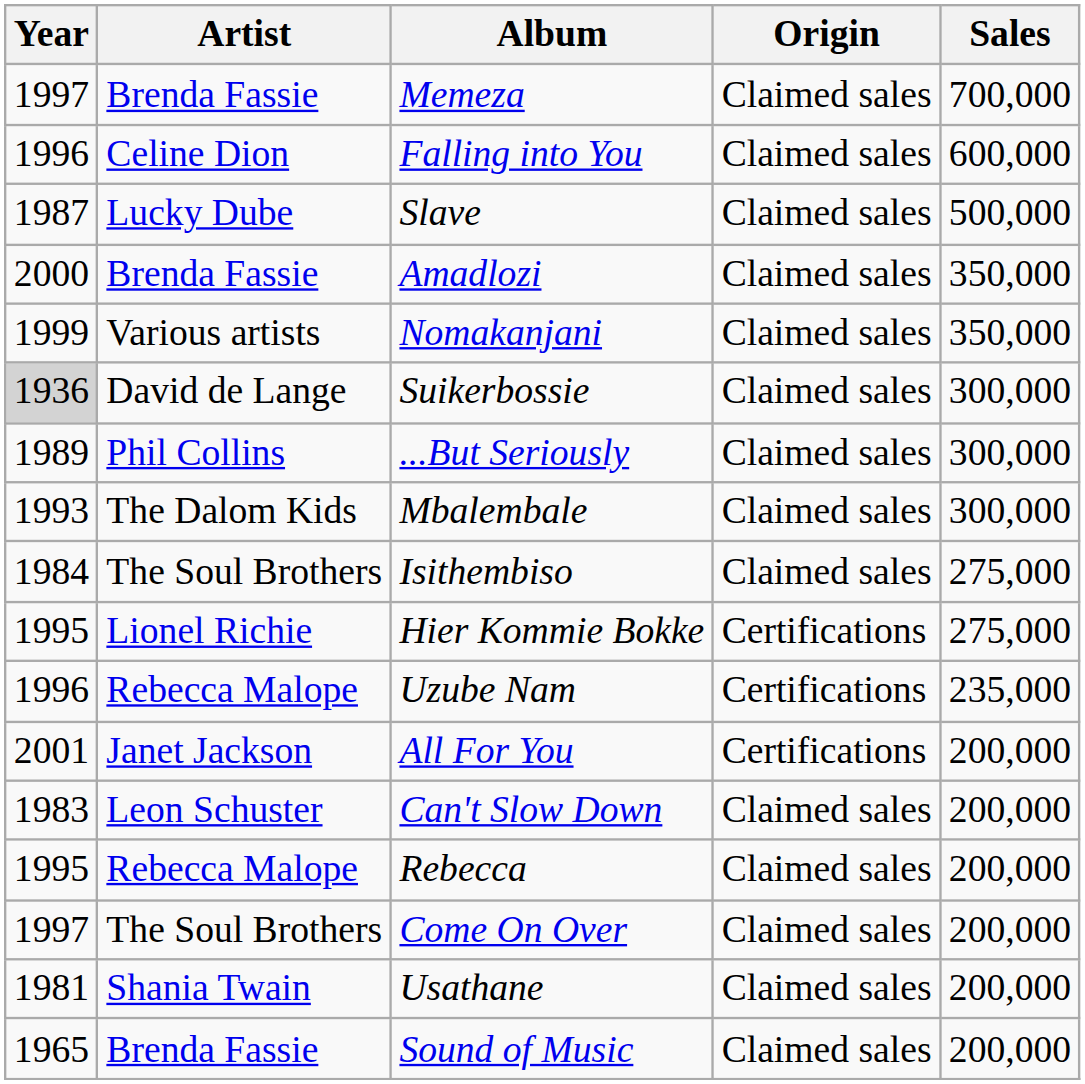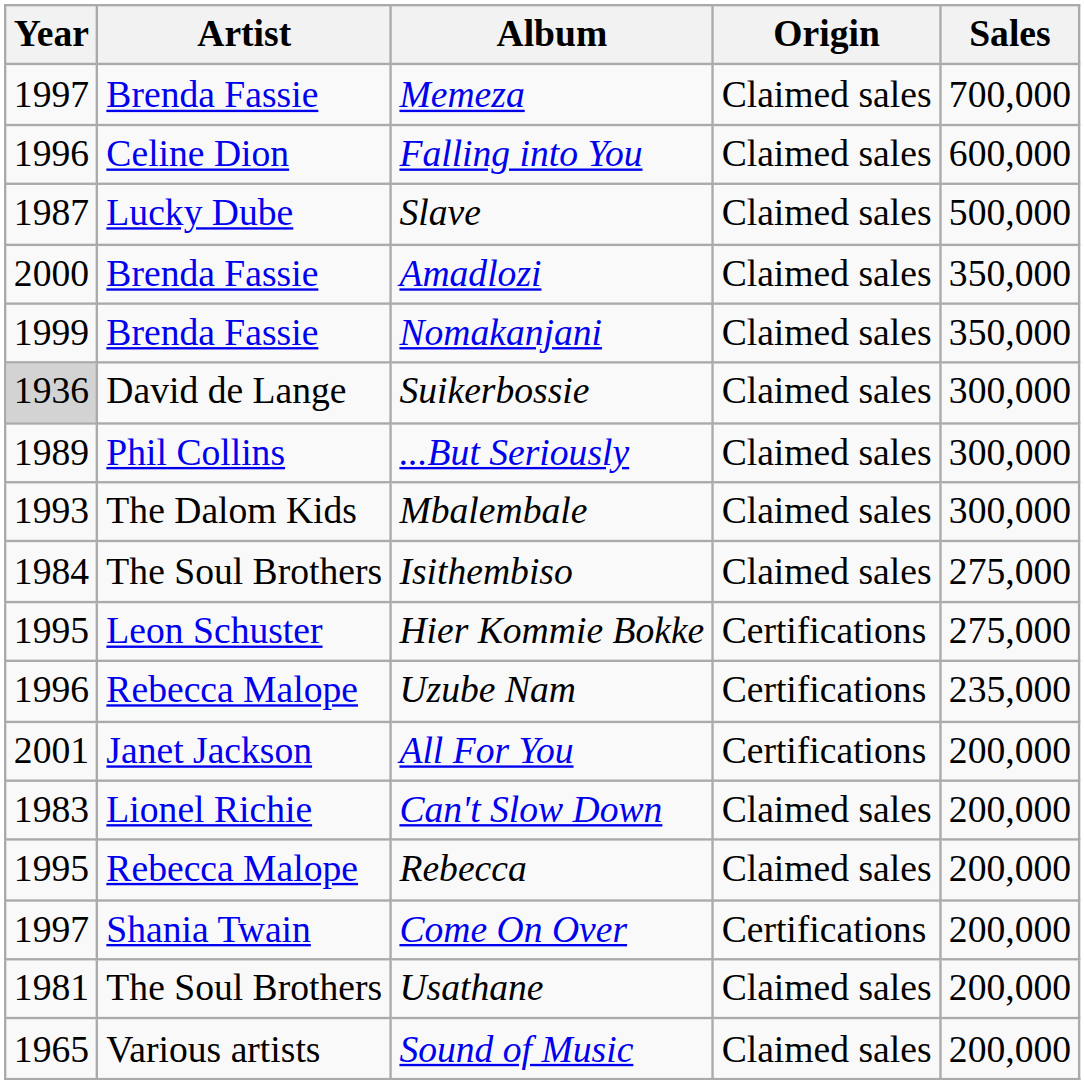(213, 332) Various artists -> (212, 332) Brenda Fassie
(209, 630) Lionel Richie -> (214, 630) Leon Schuster
(214, 809) Leon Schuster -> (209, 809) Lionel Richie
(244, 928) The Soul Brothers -> (209, 928) Shania Twain
(827, 928) Claimed sales -> (824, 928) Certifications
(209, 988) Shania Twain -> (244, 988) The Soul Brothers
(212, 1048) Brenda Fassie -> (213, 1048) Various artists
